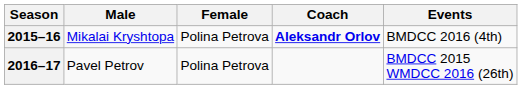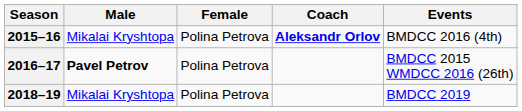(105, 66) normal -> (108, 66) bold
+ row: (34, 95)
